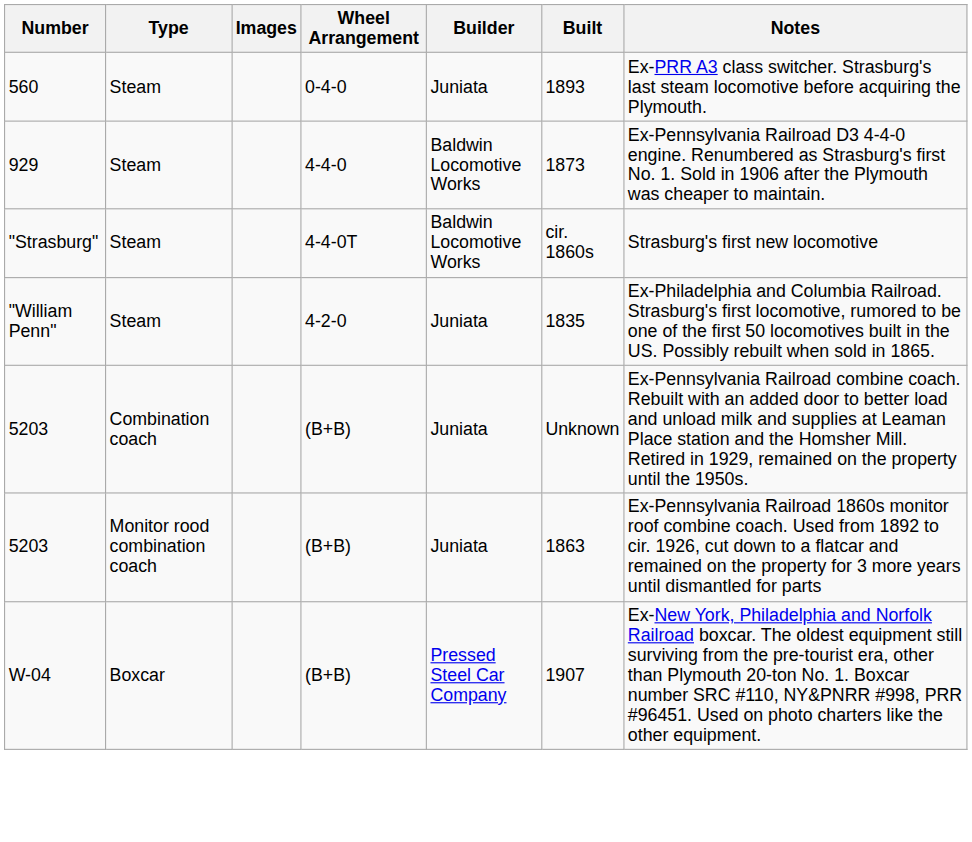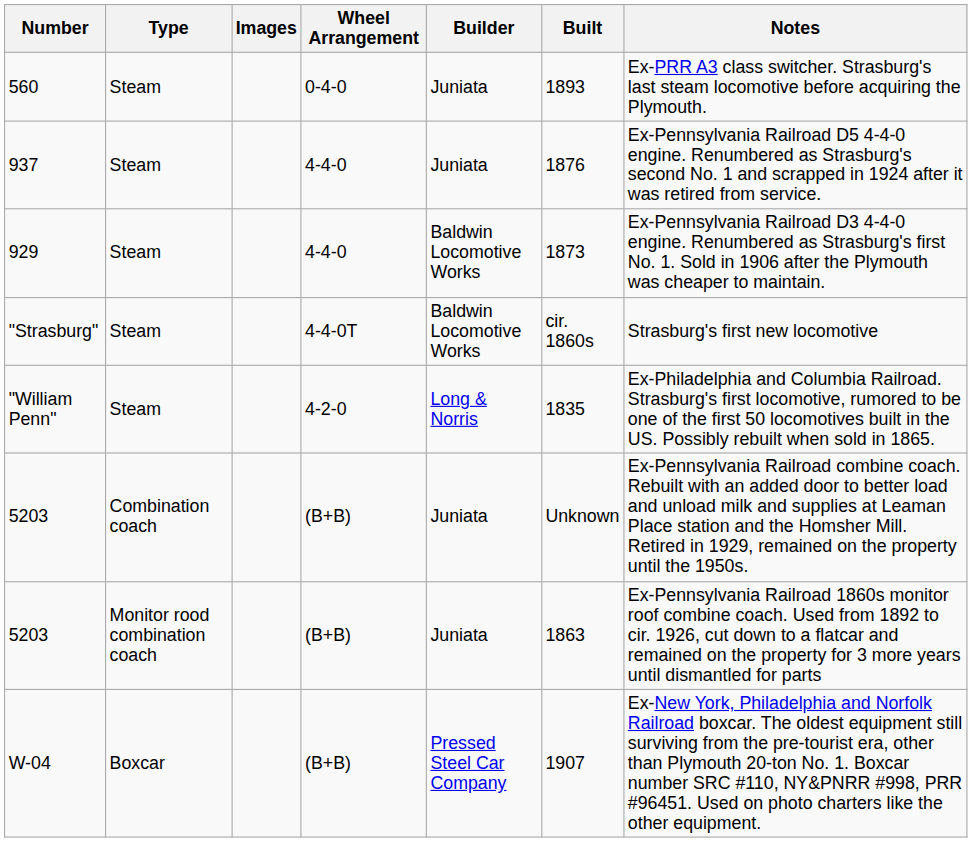+ row: (23, 164)
(459, 321) Juniata -> (459, 409) Long & Norris
